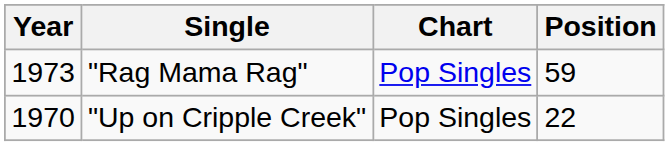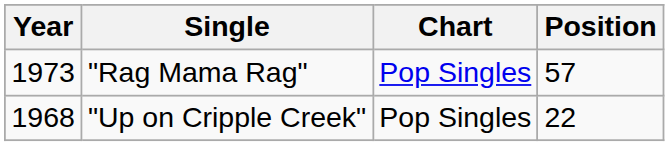(560, 72) 59 -> (560, 72) 57
(43, 117) 1970 -> (43, 117) 1968
